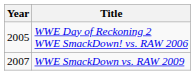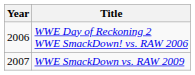(18, 37) 2005 -> (18, 37) 2006
